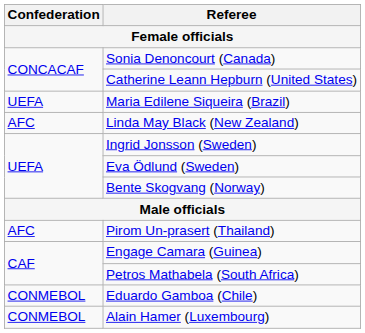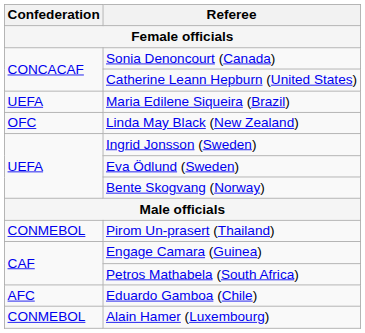(21, 123) AFC -> (22, 123) OFC
(21, 230) AFC -> (46, 230) CONMEBOL
(46, 295) CONMEBOL -> (21, 295) AFC
